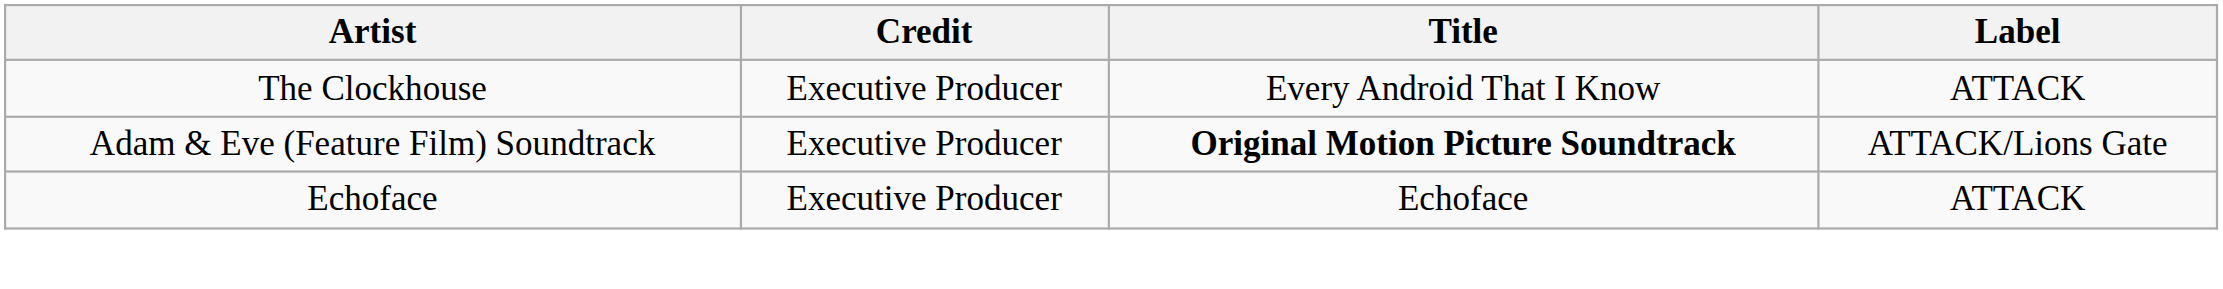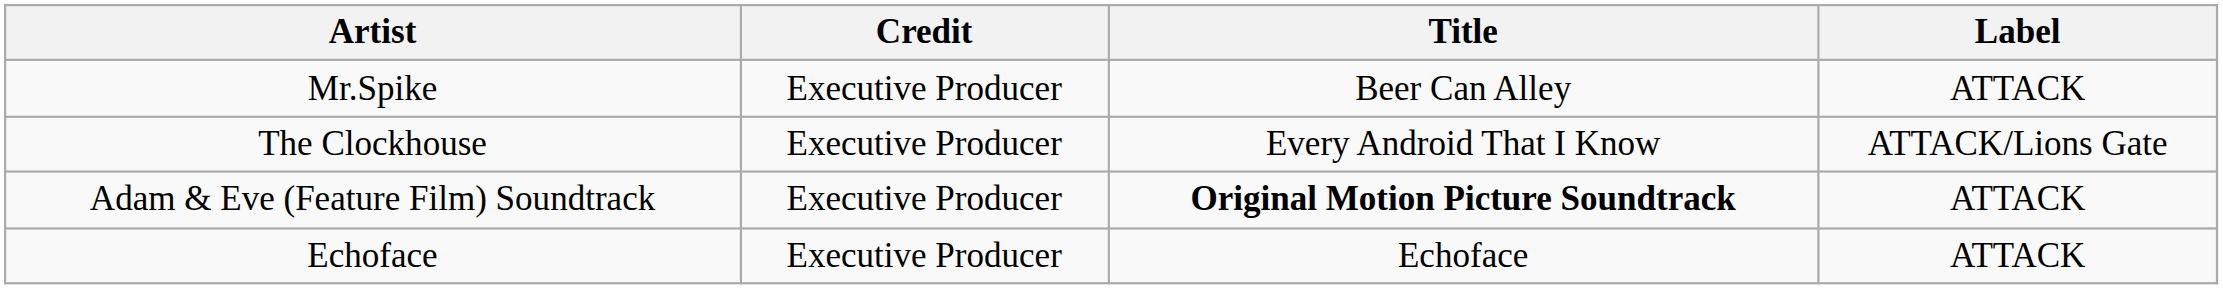+ row: (373, 87)
(2018, 87) ATTACK -> (2018, 143) ATTACK/Lions Gate
(2018, 143) ATTACK/Lions Gate -> (2018, 198) ATTACK
